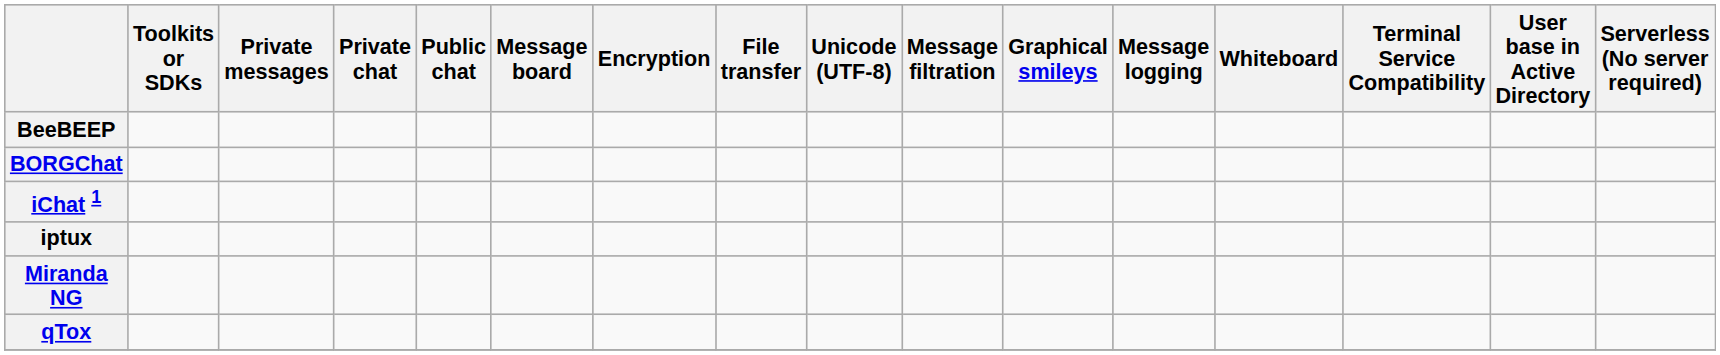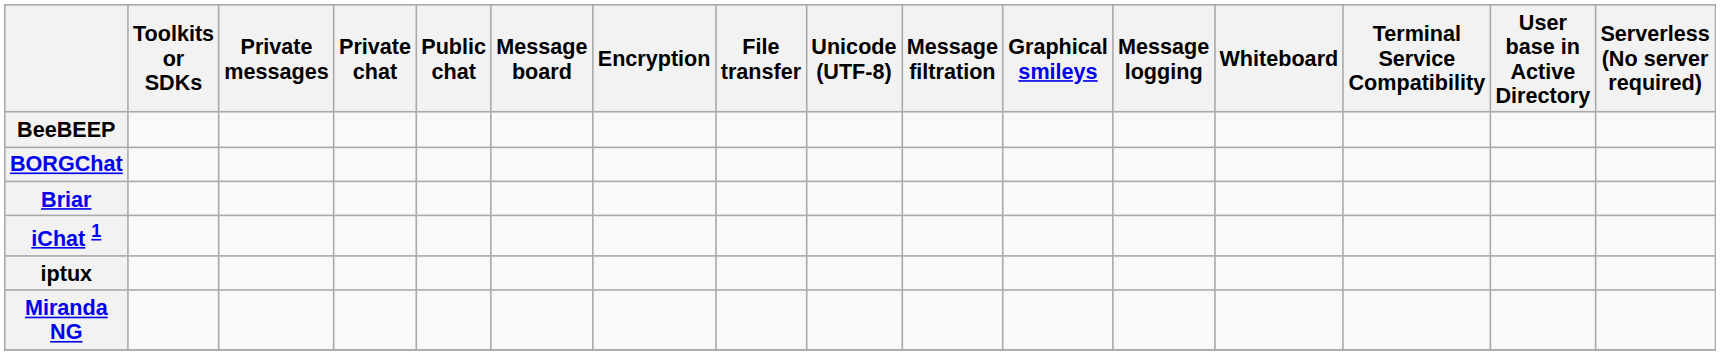+ row: (66, 199)
- row: (66, 332)
